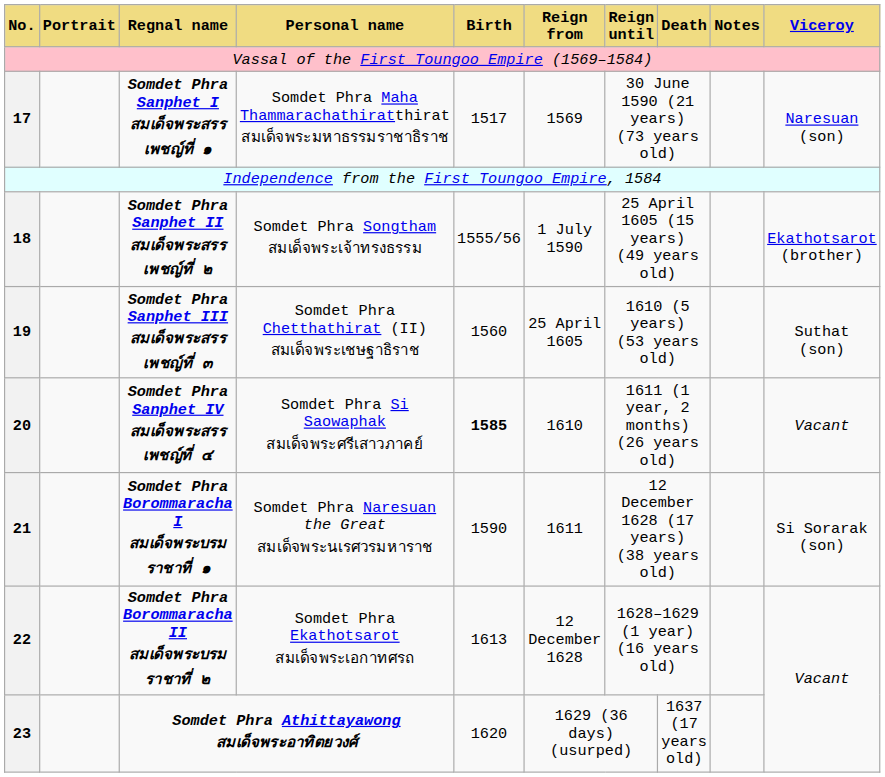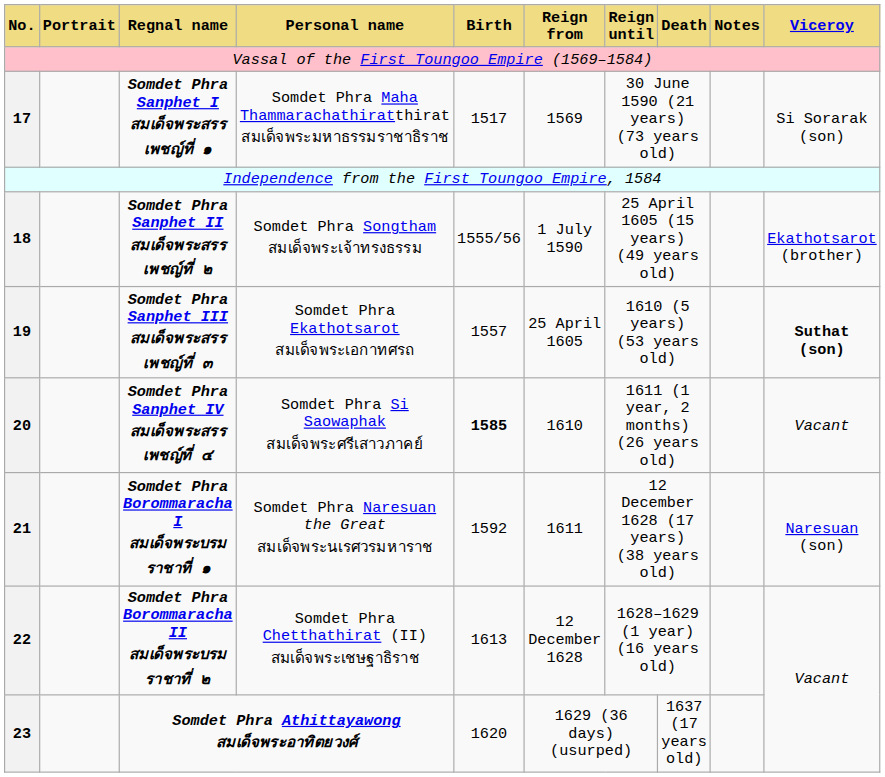(822, 128) Naresuan (son) -> (822, 128) Si Sorarak (son)
(345, 331) Somdet Phra Chetthathirat (II) สมเด็จพระเชษฐาธิราช -> (345, 331) Somdet Phra Ekathotsarot สมเด็จพระเอกาทศรถ
(489, 332) 1560 -> (489, 332) 1557
(822, 341) normal -> (822, 341) bold
(489, 529) 1590 -> (489, 529) 1592
(822, 538) Si Sorarak (son) -> (822, 538) Naresuan (son)
(345, 639) Somdet Phra Ekathotsarot สมเด็จพระเอกาทศรถ -> (345, 639) Somdet Phra Chetthathirat (II) สมเด็จพระเชษฐาธิราช
